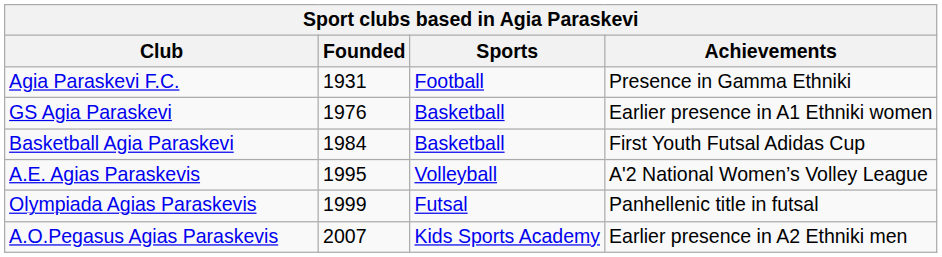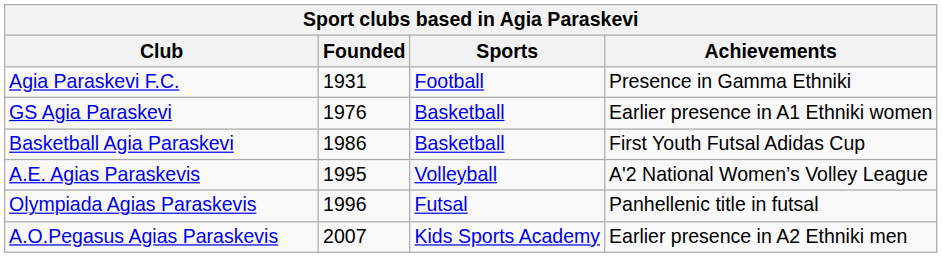(345, 143) 1984 -> (345, 143) 1986
(345, 205) 1999 -> (345, 205) 1996
